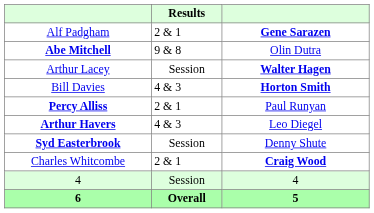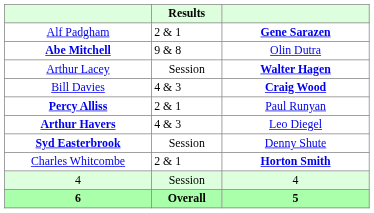(296, 87) Horton Smith -> (296, 87) Craig Wood
(296, 161) Craig Wood -> (296, 161) Horton Smith
